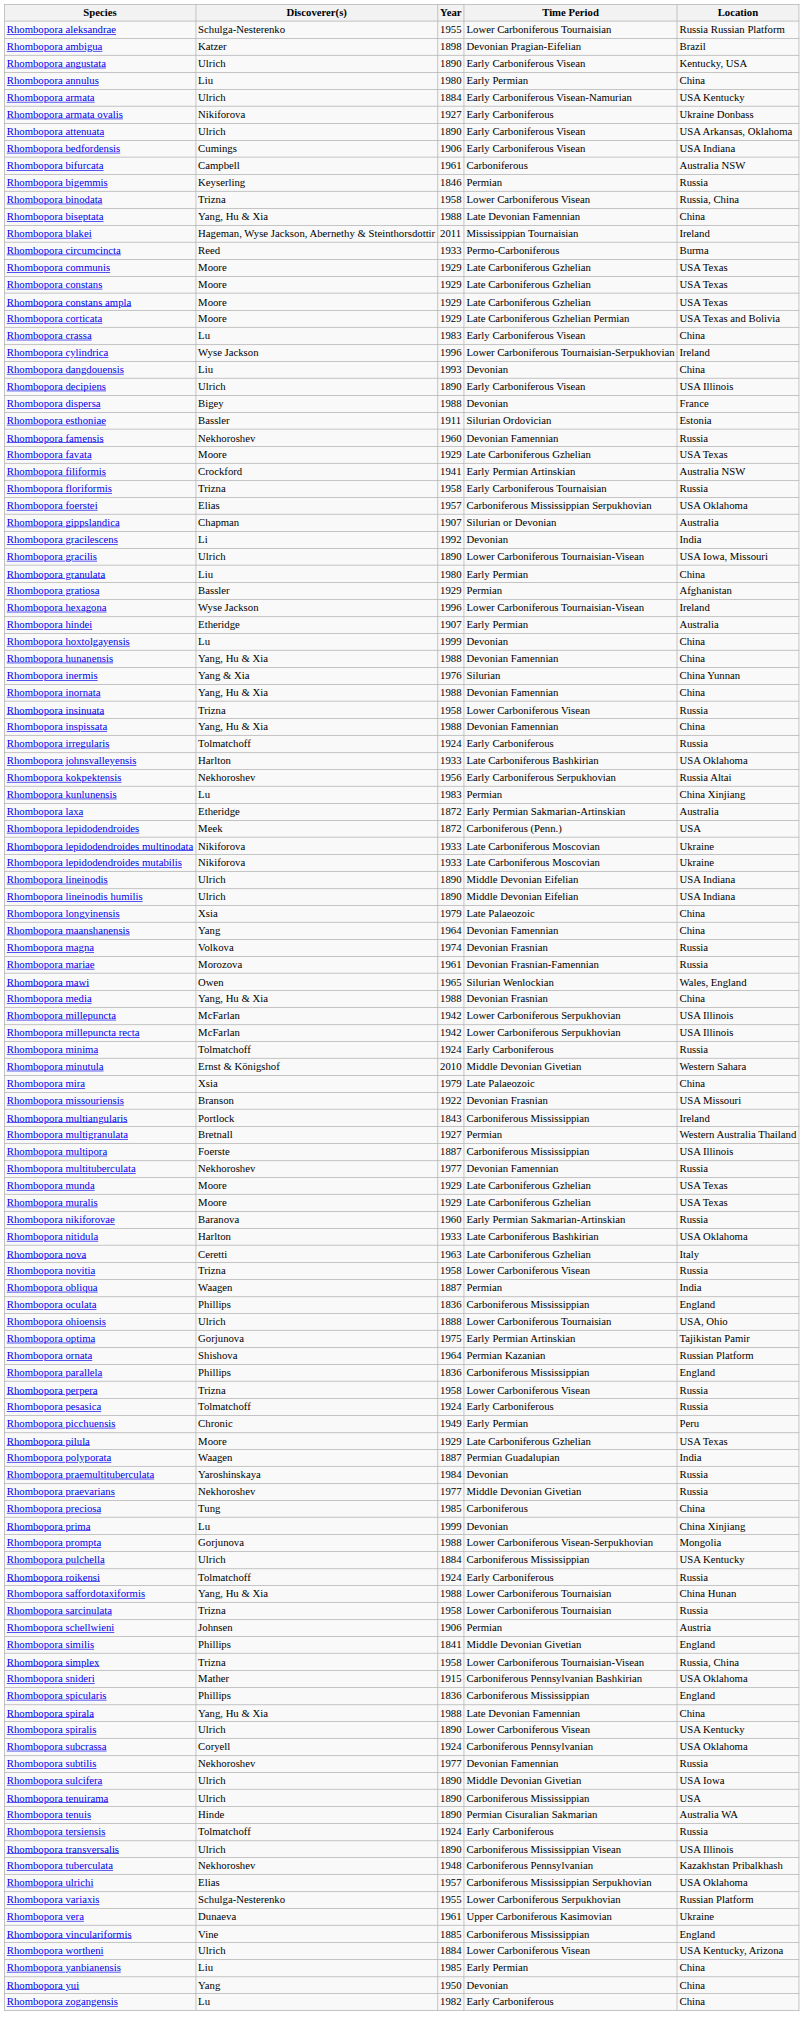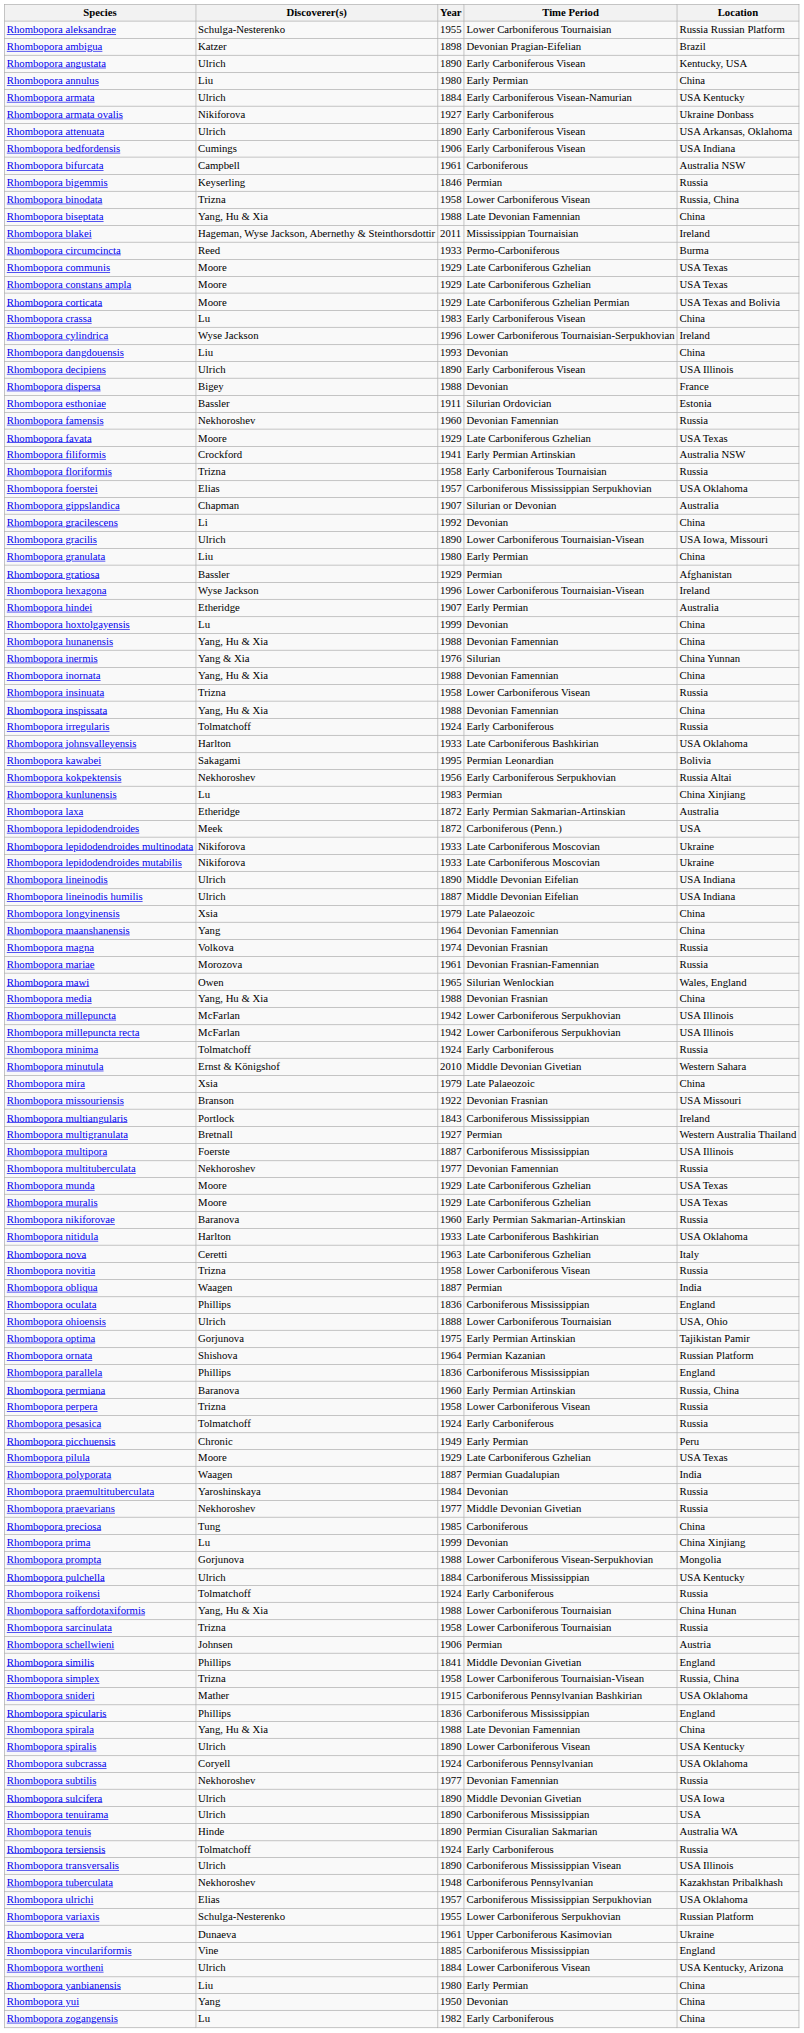- row: (55, 285)
(690, 540) India -> (692, 523) China
+ row: (54, 761)
(451, 897) 1890 -> (451, 897) 1887
+ row: (56, 1390)
(451, 1968) 1985 -> (451, 1985) 1980
